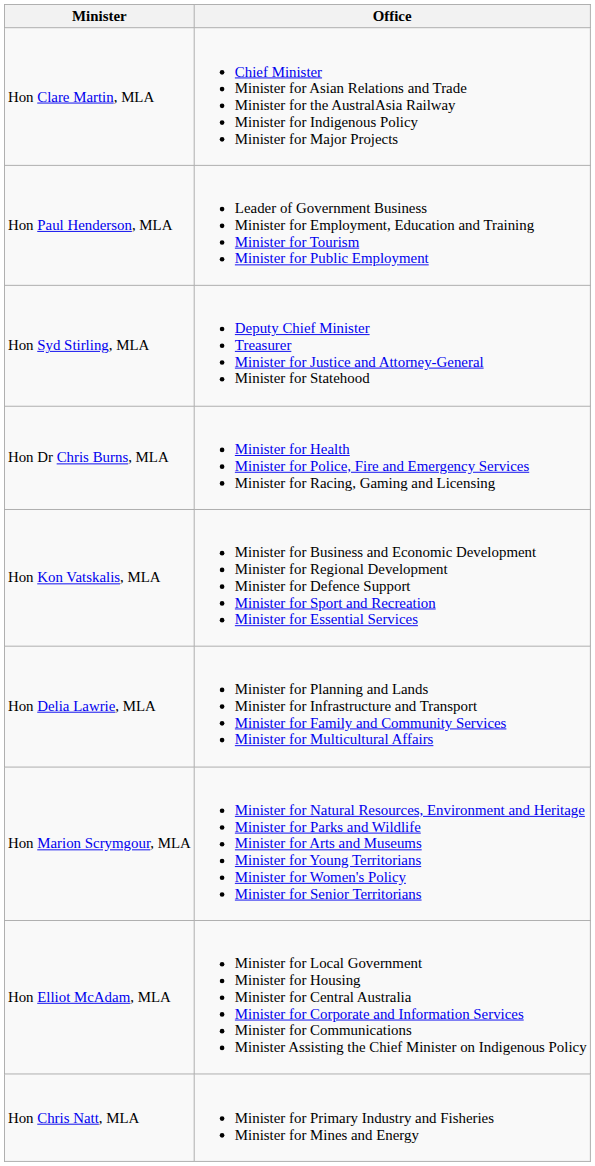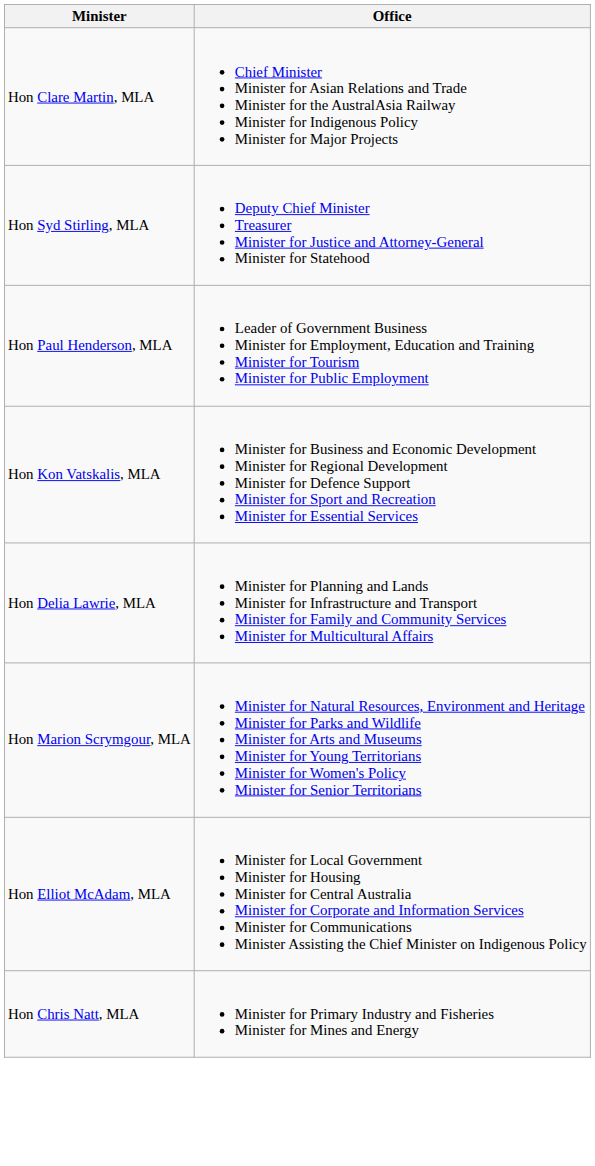rows swapped: (79, 345) <-> (90, 225)
- row: (88, 457)
